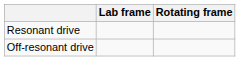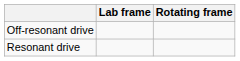rows swapped: (43, 30) <-> (50, 47)
